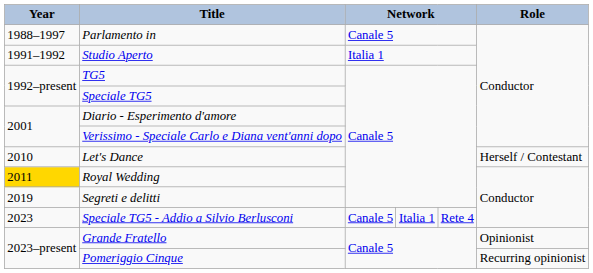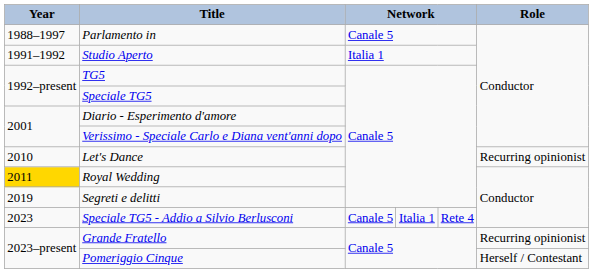(531, 156) Herself / Contestant -> (532, 156) Recurring opinionist
(507, 237) Opinionist -> (532, 237) Recurring opinionist
(532, 258) Recurring opinionist -> (531, 258) Herself / Contestant
